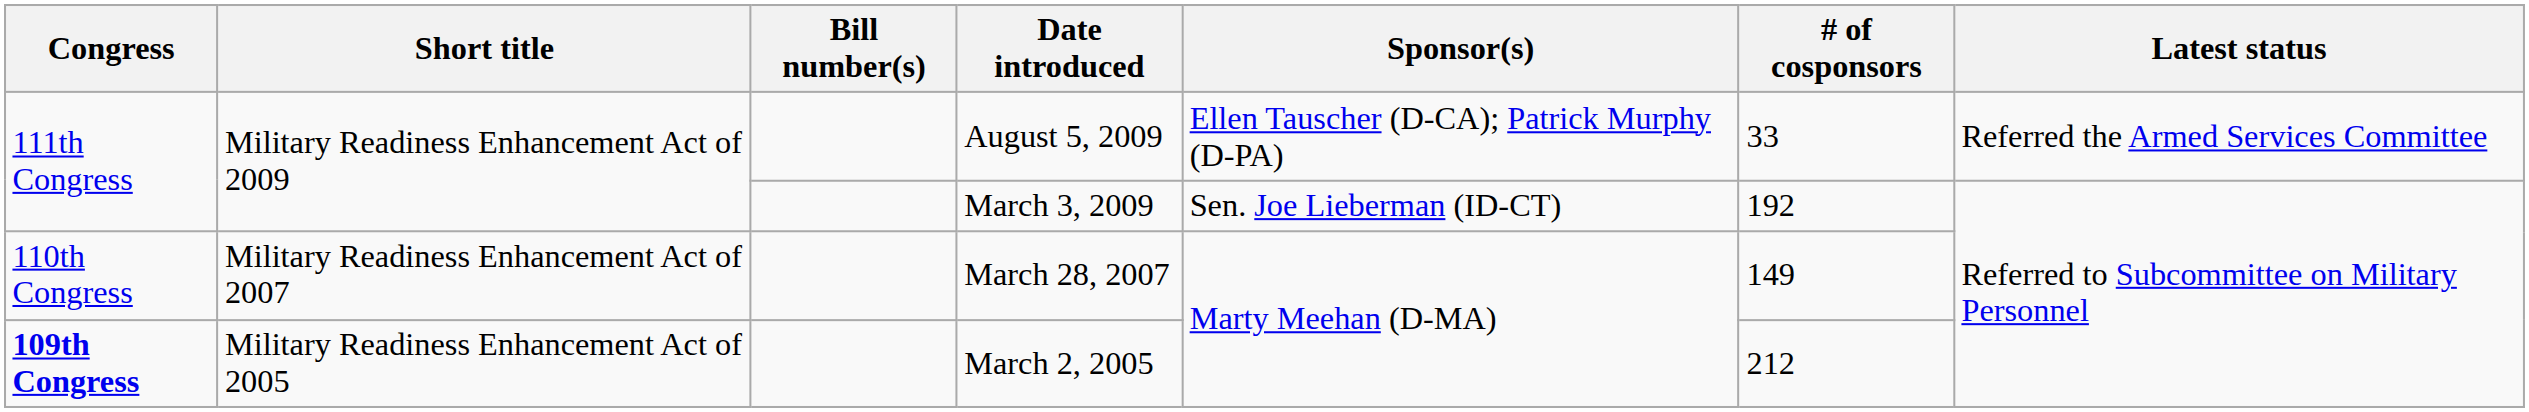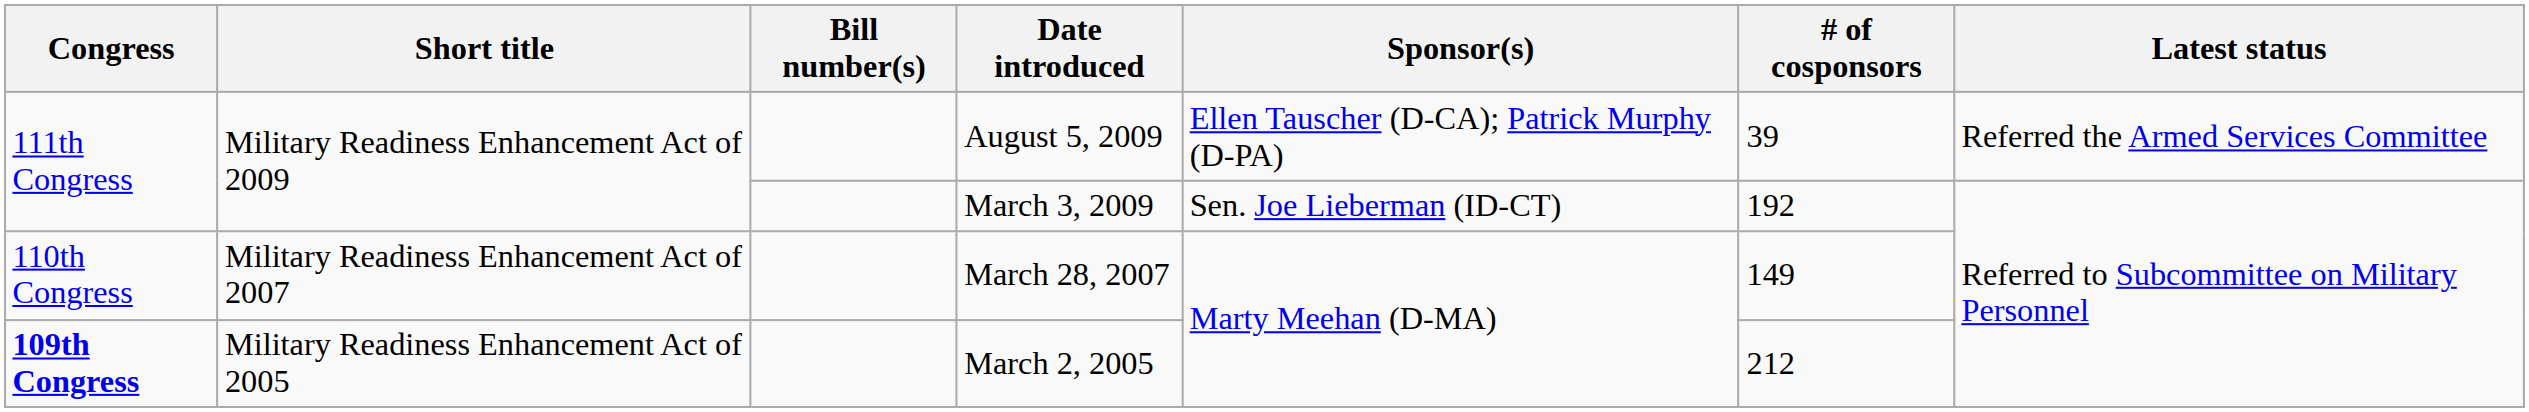(1763, 135) 33 -> (1763, 135) 39
